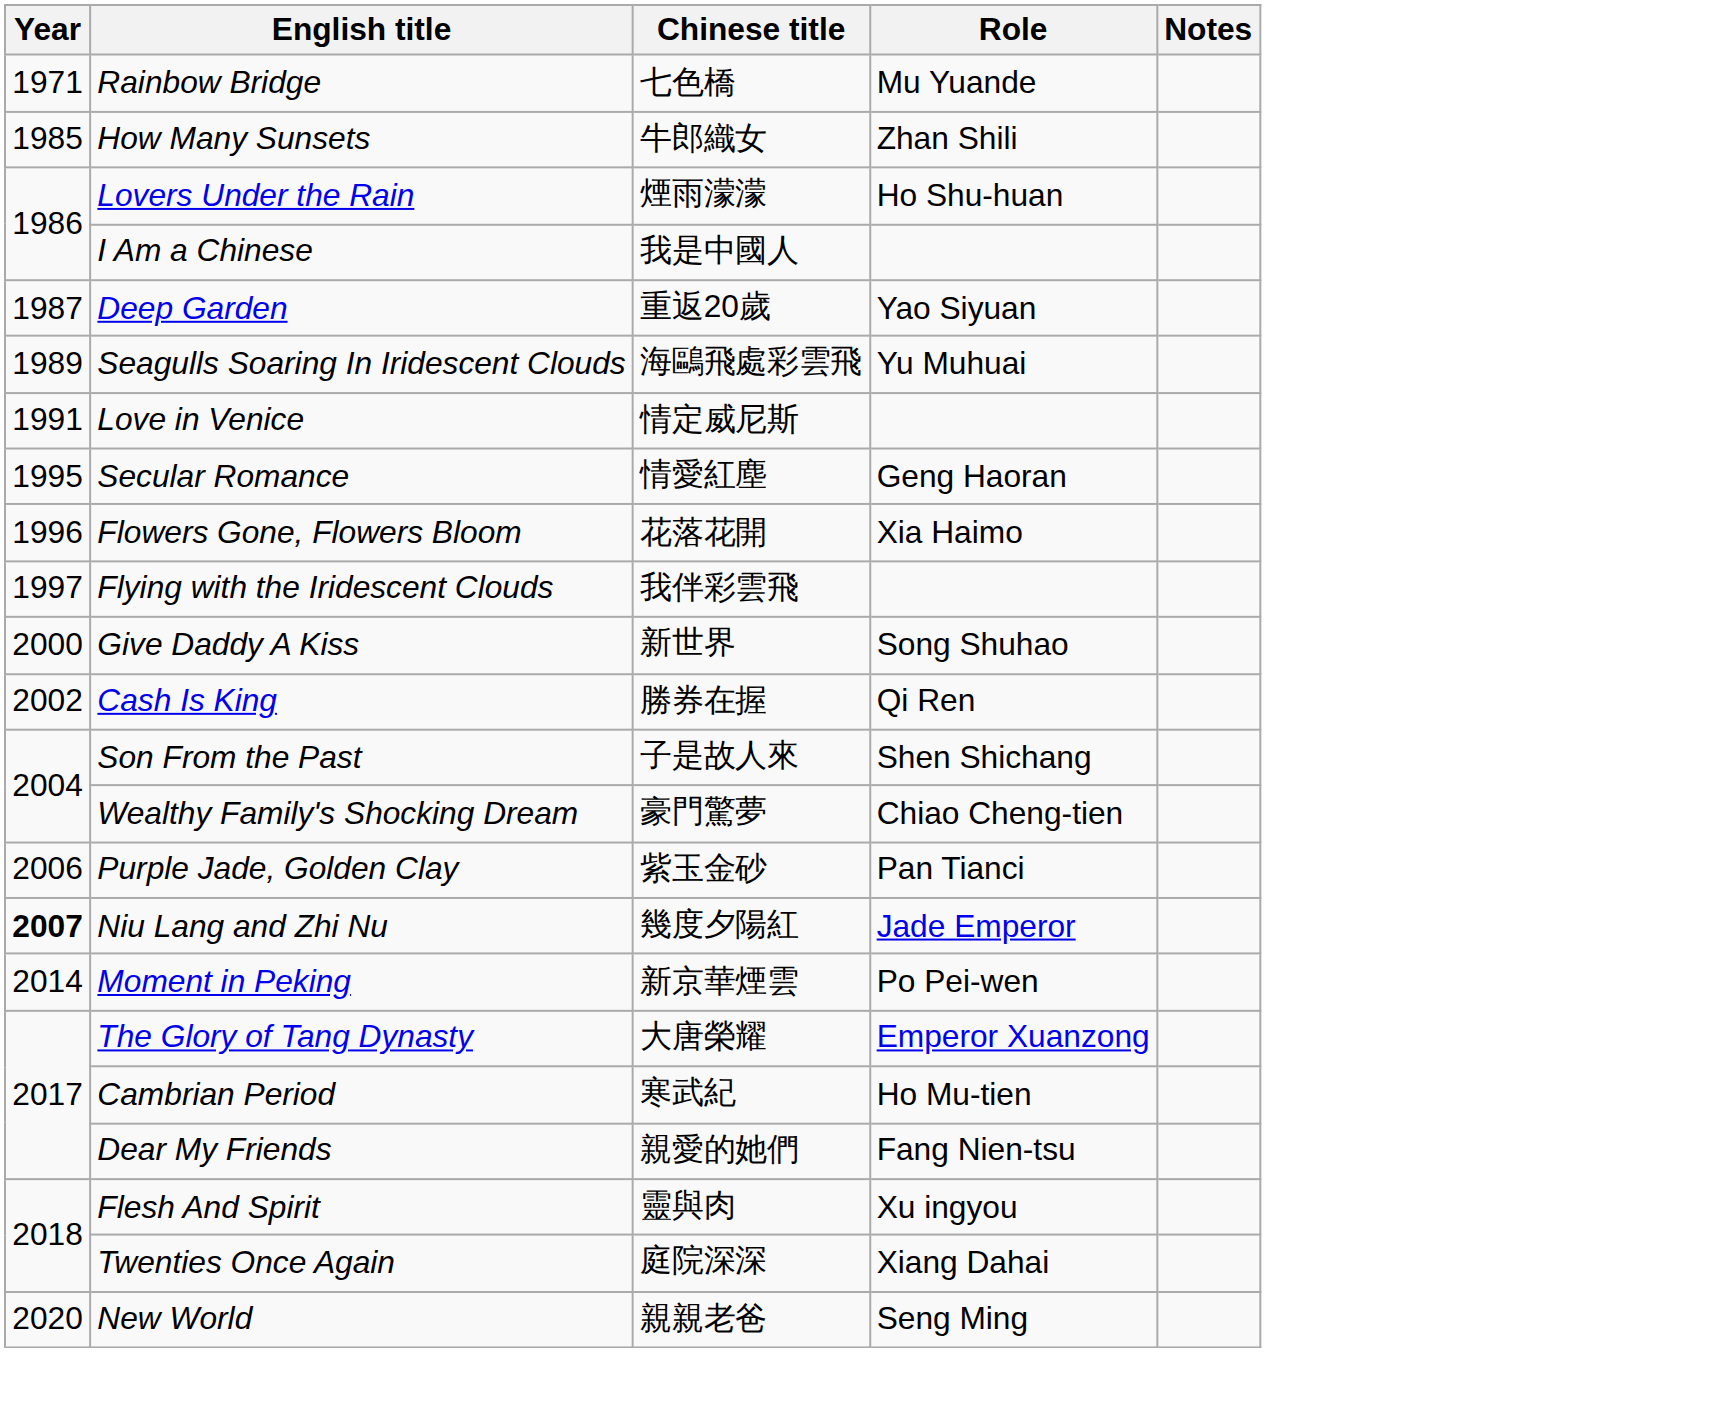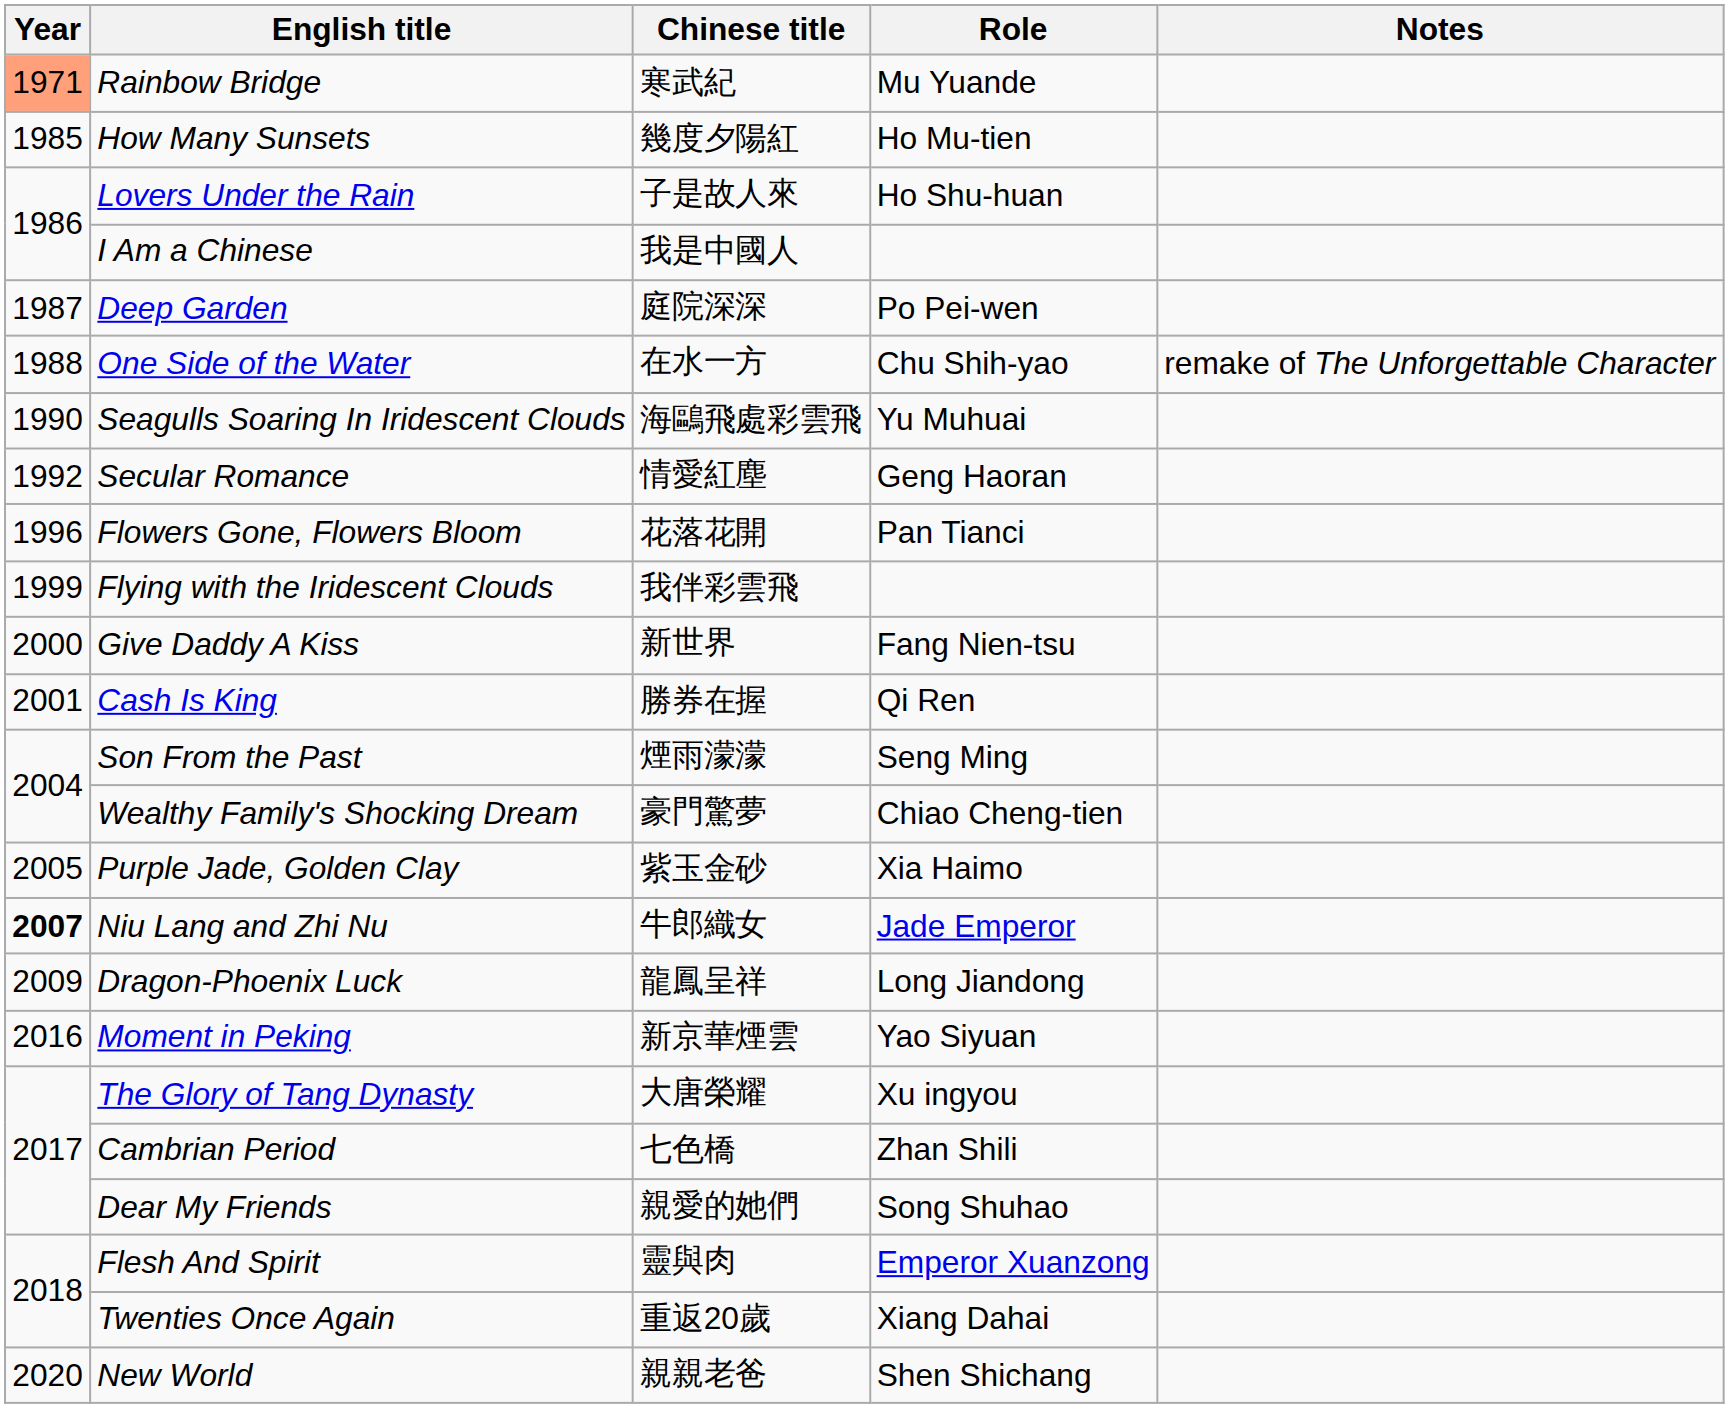(48, 82) no background -> (48, 82) lightsalmon background
(688, 81) 七色橋 -> (688, 81) 寒武紀
(704, 138) 牛郎織女 -> (719, 138) 幾度夕陽紅
(947, 139) Zhan Shili -> (954, 139) Ho Mu-tien
(704, 194) 煙雨濛濛 -> (719, 194) 子是故人來
(705, 306) 重返20歲 -> (704, 306) 庭院深深
(957, 307) Yao Siyuan -> (958, 307) Po Pei-wen
+ row: (254, 363)
(48, 363) 1989 -> (48, 419) 1990
- row: (201, 419)
(48, 476) 1995 -> (48, 476) 1992
(950, 532) Xia Haimo -> (951, 532) Pan Tianci
(48, 588) 1997 -> (48, 588) 1999
(973, 644) Song Shuhao -> (976, 644) Fang Nien-tsu
(48, 700) 2002 -> (48, 700) 2001
(719, 756) 子是故人來 -> (704, 756) 煙雨濛濛
(984, 757) Shen Shichang -> (952, 757) Seng Ming
(48, 869) 2006 -> (48, 869) 2005
(951, 869) Pan Tianci -> (950, 869) Xia Haimo
(719, 924) 幾度夕陽紅 -> (704, 924) 牛郎織女
+ row: (250, 981)
(48, 981) 2014 -> (48, 1037) 2016
(958, 981) Po Pei-wen -> (957, 1037) Yao Siyuan
(1013, 1037) Emperor Xuanzong -> (947, 1094) Xu ingyou
(688, 1093) 寒武紀 -> (688, 1149) 七色橋
(954, 1094) Ho Mu-tien -> (947, 1150) Zhan Shili
(976, 1150) Fang Nien-tsu -> (973, 1206) Song Shuhao
(947, 1206) Xu ingyou -> (1013, 1262) Emperor Xuanzong
(704, 1261) 庭院深深 -> (705, 1317) 重返20歲
(952, 1318) Seng Ming -> (984, 1375) Shen Shichang
